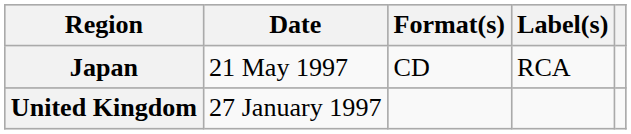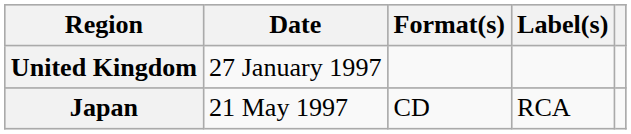rows swapped: (104, 107) <-> (104, 66)
